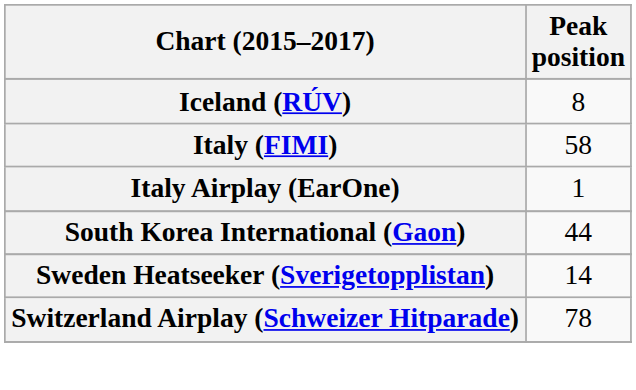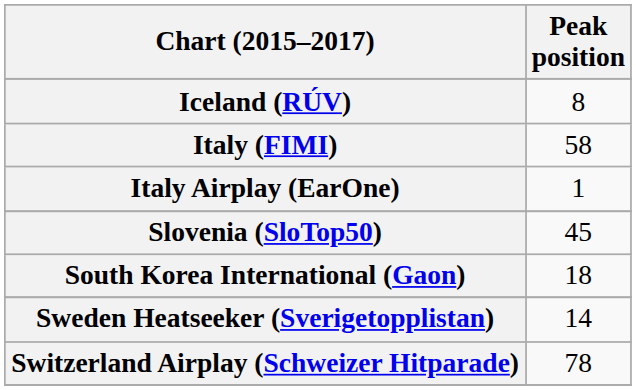+ row: (265, 231)
(578, 231) 44 -> (578, 275) 18
